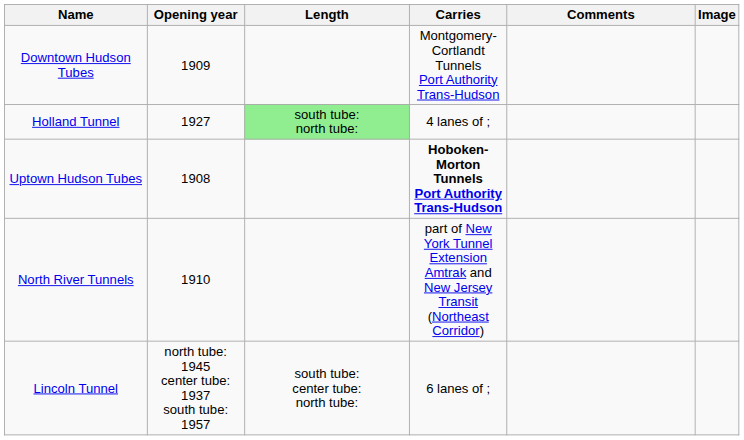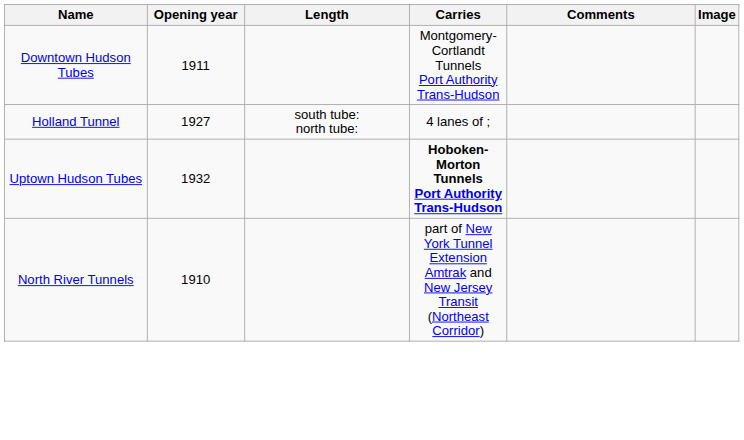(196, 65) 1909 -> (196, 65) 1911
(327, 122) lightgreen background -> (327, 122) no background
(196, 179) 1908 -> (196, 179) 1932
- row: (76, 388)
